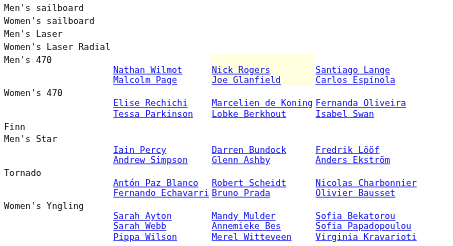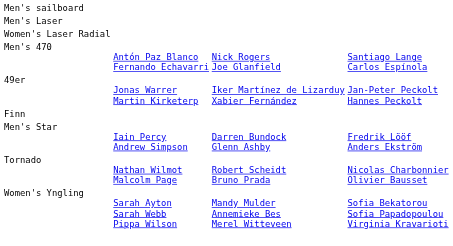- row: (49, 21)
(148, 75) Nathan Wilmot Malcolm Page -> (161, 62) Antón Paz Blanco Fernando Echavarri
(246, 75) lightyellow background -> (246, 62) no background
- row: (33, 93)
+ row: (15, 80)
(161, 188) Antón Paz Blanco Fernando Echavarri -> (148, 175) Nathan Wilmot Malcolm Page
